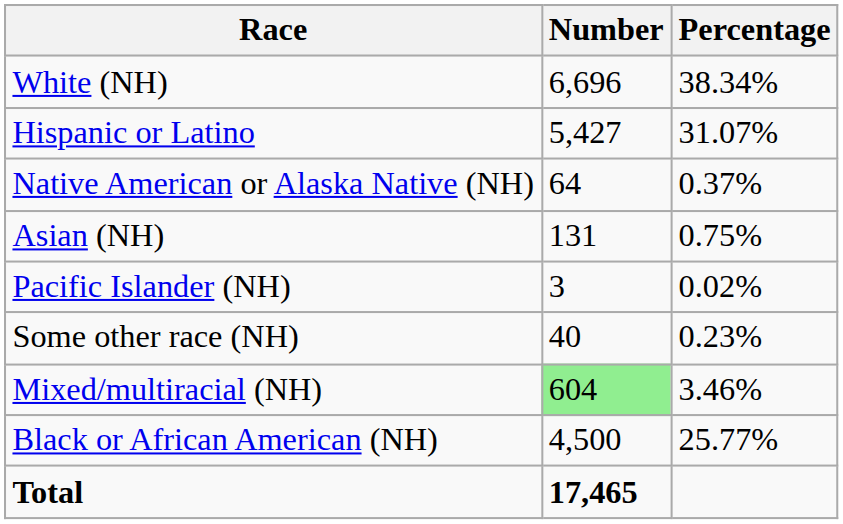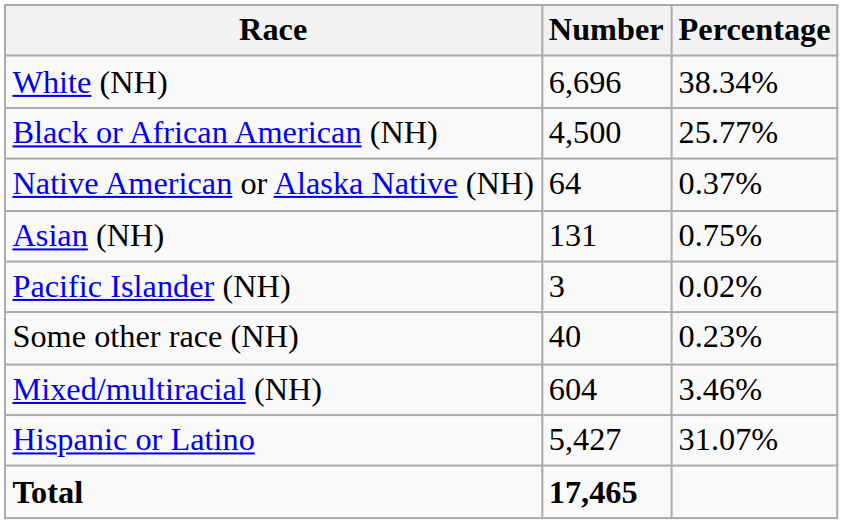rows swapped: (225, 440) <-> (134, 132)
(573, 388) lightgreen background -> (573, 388) no background
